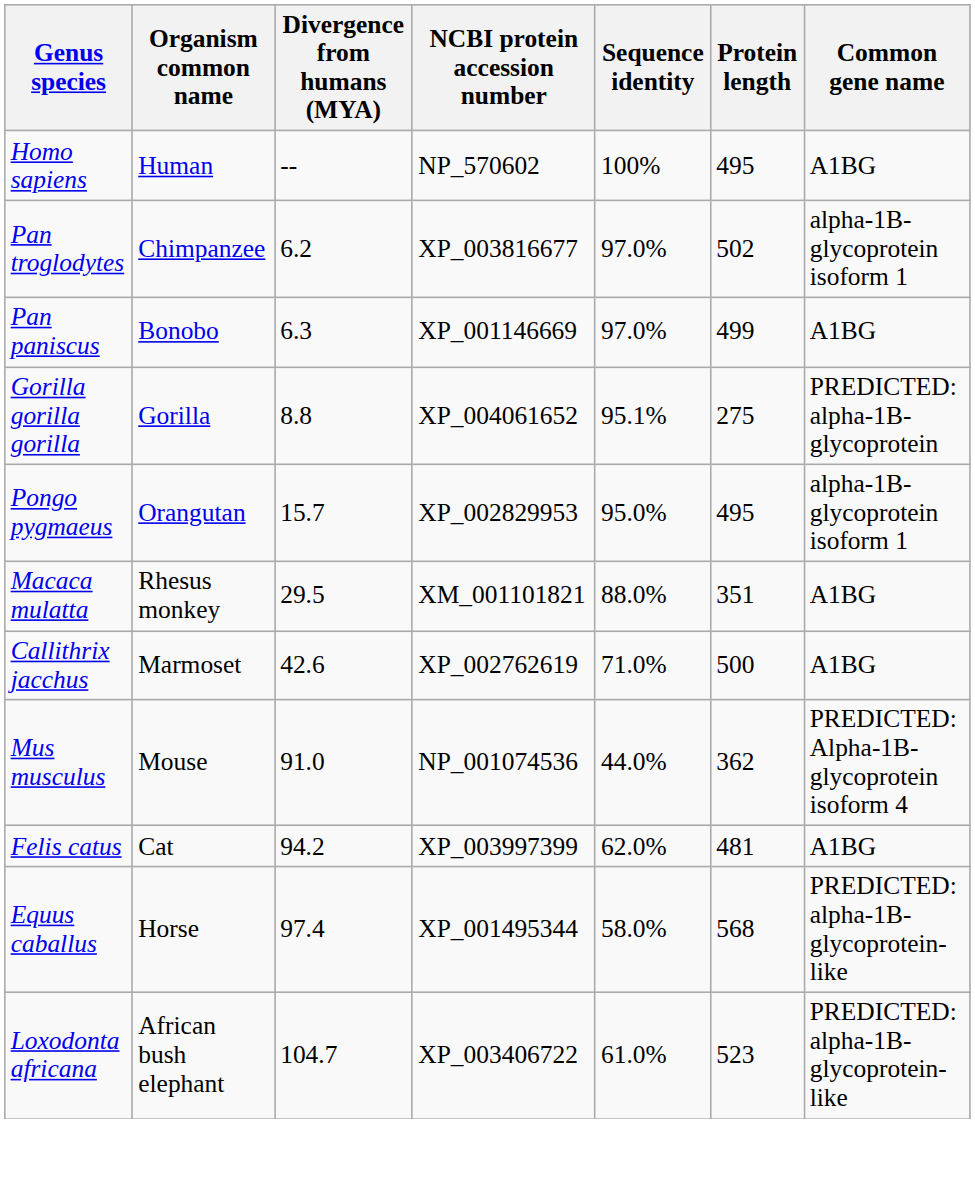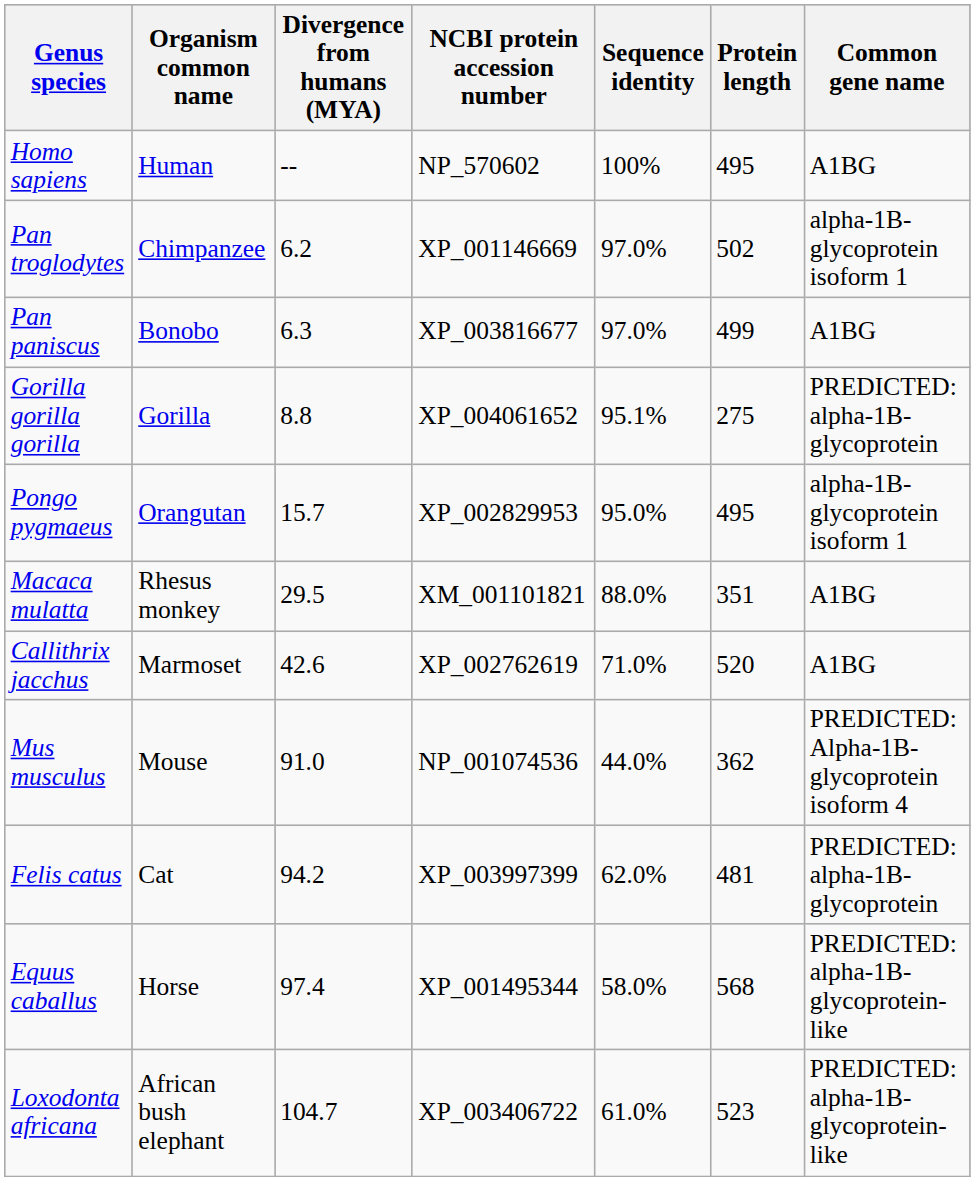(498, 248) XP_003816677 -> (498, 248) XP_001146669
(498, 331) XP_001146669 -> (498, 331) XP_003816677
(735, 664) 500 -> (735, 664) 520
(843, 845) A1BG -> (883, 874) PREDICTED: alpha-1B-glycoprotein
